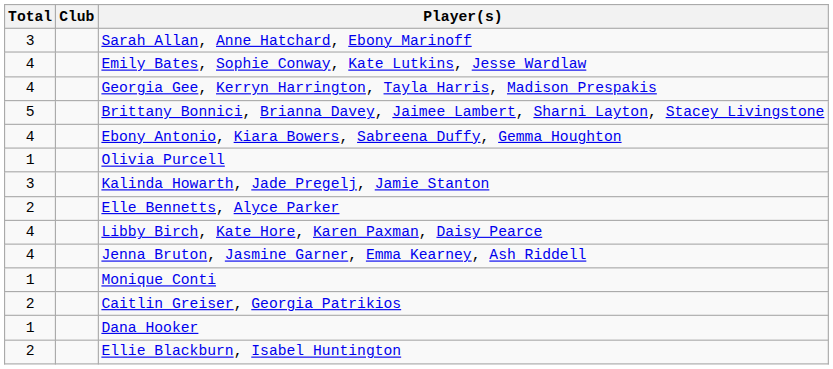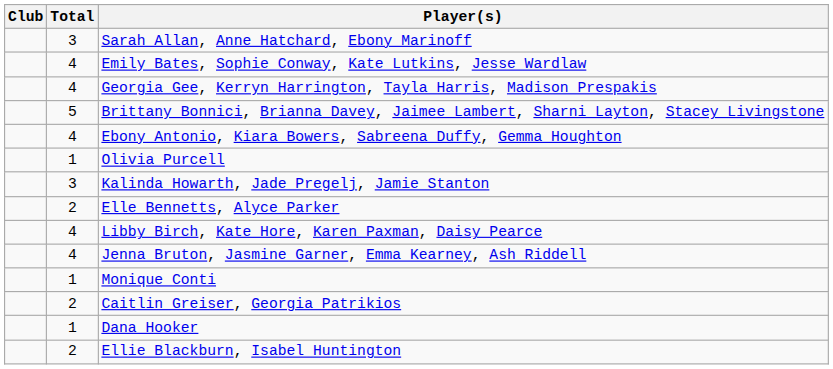columns swapped: (77, 17) <-> (30, 17)
